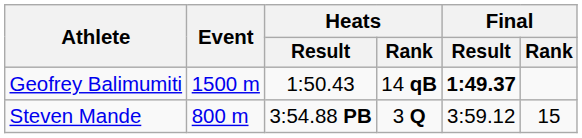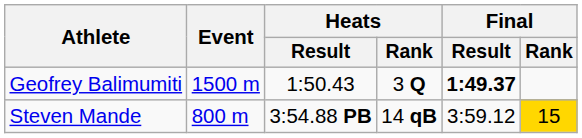(409, 84) 14 qB -> (409, 84) 3 Q
(409, 116) 3 Q -> (409, 116) 14 qB
(549, 116) no background -> (549, 116) gold background
